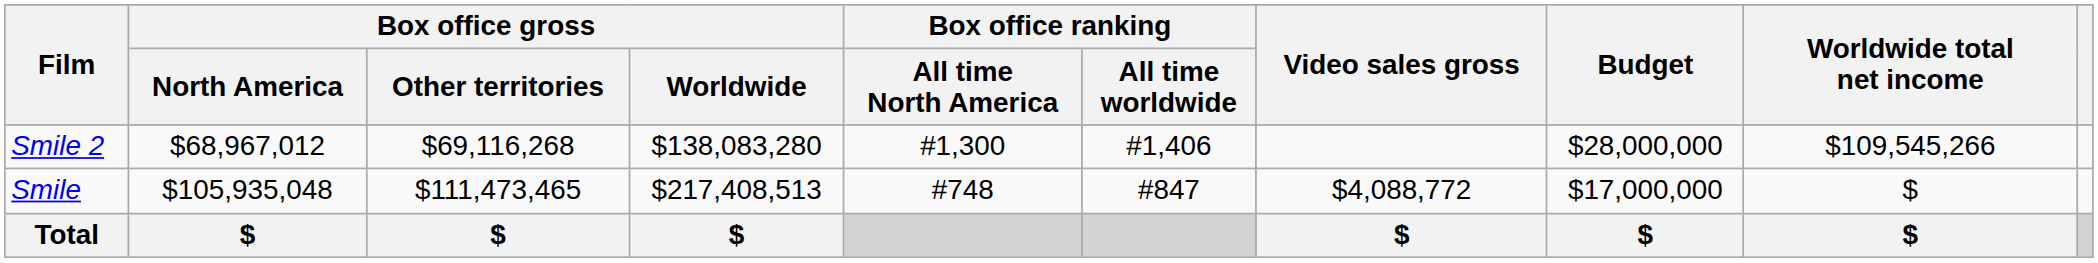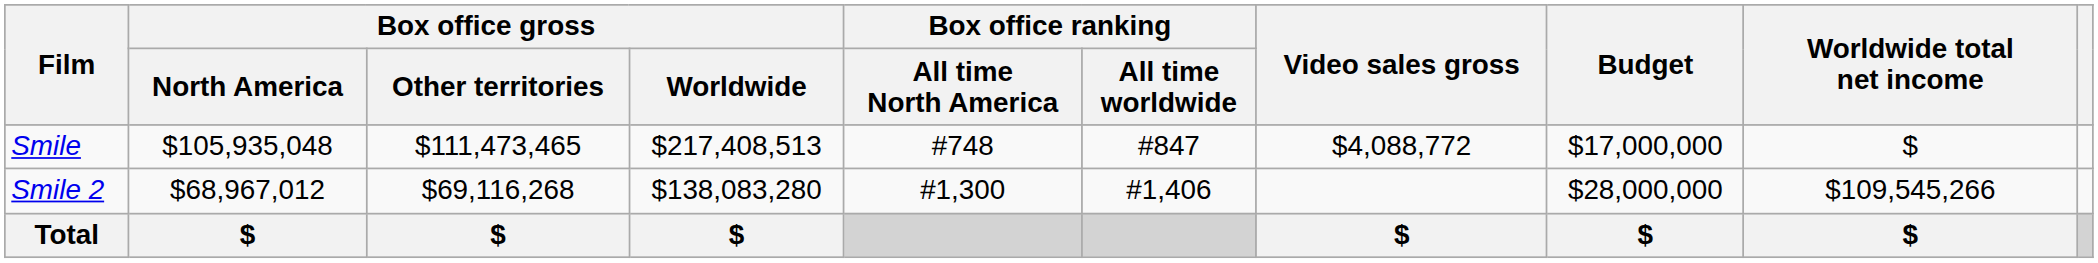rows swapped: (46, 190) <-> (58, 146)
